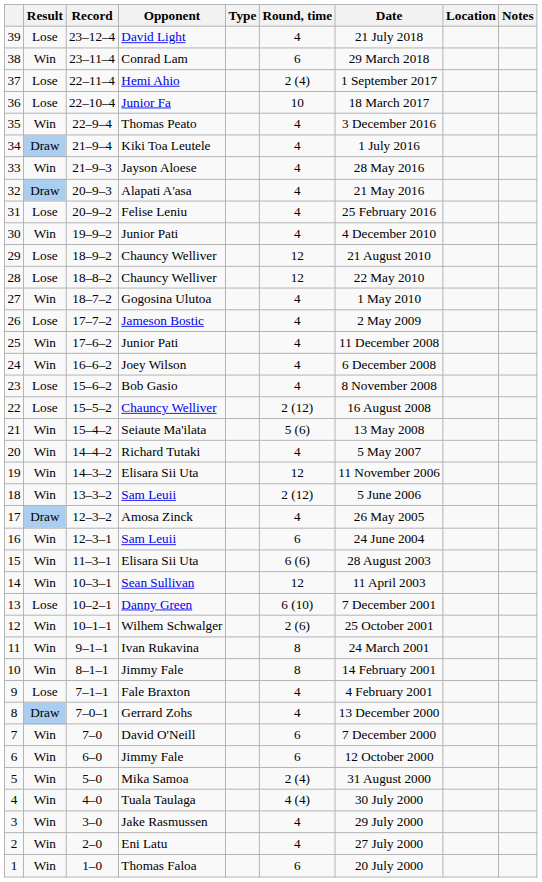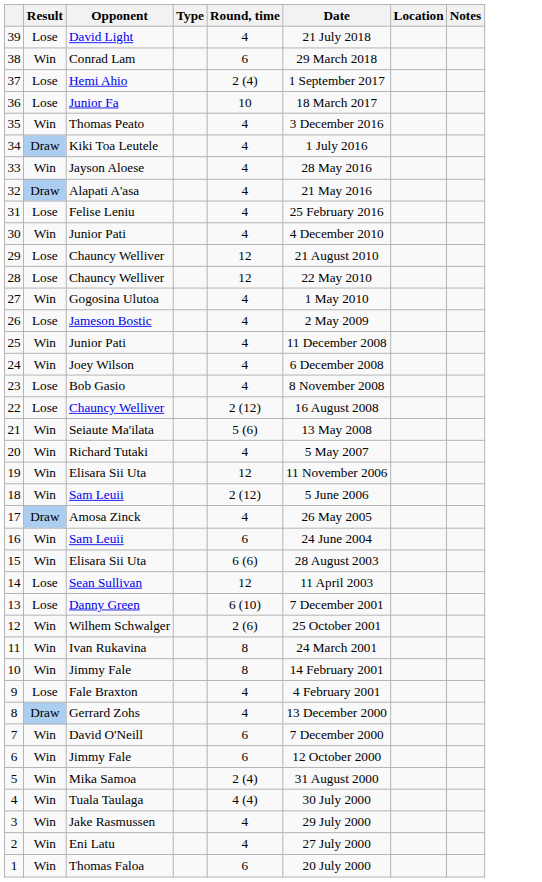- column: (92, 15)
(45, 582) Win -> (45, 582) Lose
